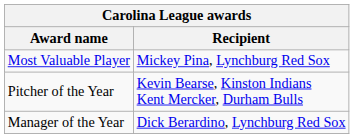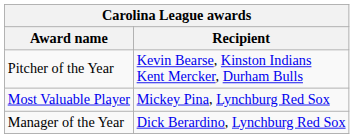rows swapped: (69, 60) <-> (61, 91)
